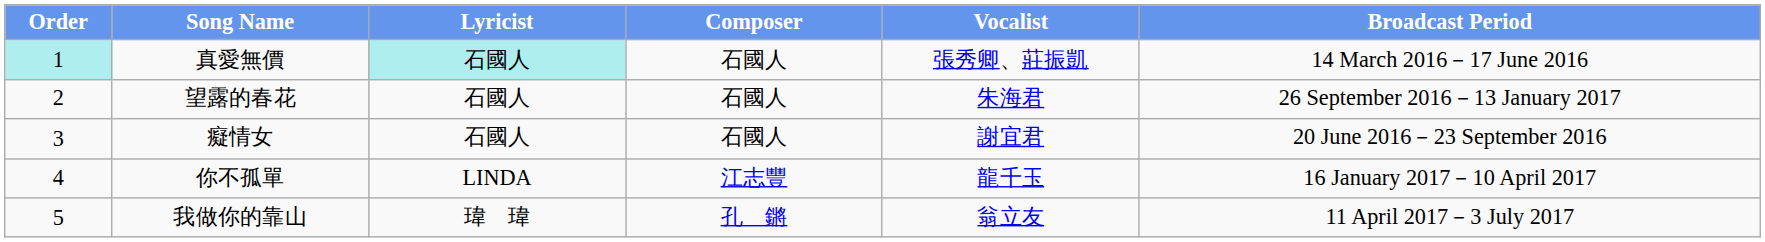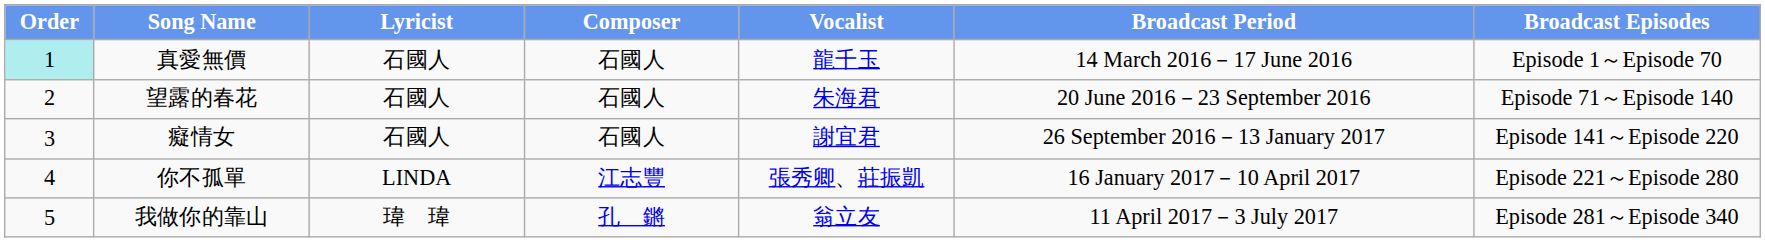+ column: (1617, 22)
(497, 58) paleturquoise background -> (417, 58) no background
(1011, 58) 張秀卿、莊振凱 -> (847, 58) 龍千玉
(1450, 98) 26 September 2016－13 January 2017 -> (1214, 98) 20 June 2016－23 September 2016
(1450, 137) 20 June 2016－23 September 2016 -> (1214, 137) 26 September 2016－13 January 2017
(1011, 177) 龍千玉 -> (847, 177) 張秀卿、莊振凱
